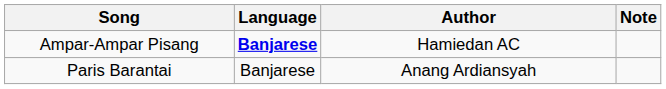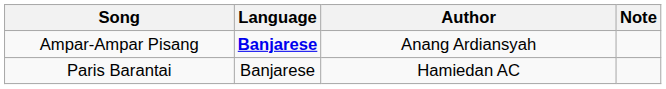(469, 44) Hamiedan AC -> (469, 44) Anang Ardiansyah
(469, 70) Anang Ardiansyah -> (469, 70) Hamiedan AC
